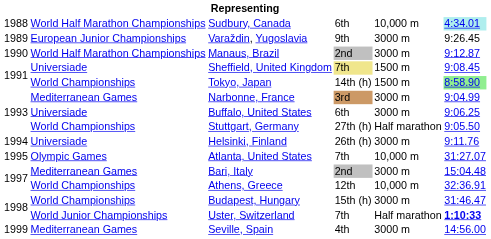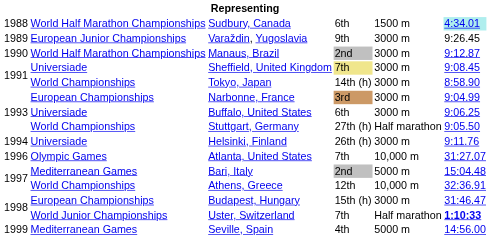(397, 23) 10,000 m -> (392, 23) 1500 m
(392, 68) 1500 m -> (392, 68) 3000 m
(392, 82) 1500 m -> (392, 82) 3000 m
(462, 82) lightgreen background -> (462, 82) no background
(84, 97) Mediterranean Games -> (92, 97) European Championships
(16, 156) 1995 -> (16, 156) 1996
(392, 171) 3000 m -> (392, 171) 5000 m
(83, 200) World Championships -> (92, 200) European Championships
(392, 230) 3000 m -> (392, 230) 5000 m
